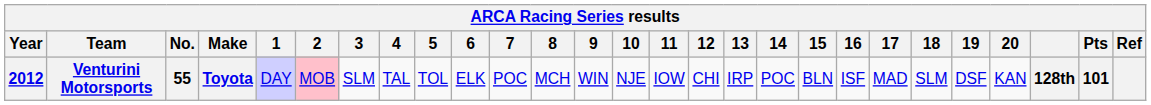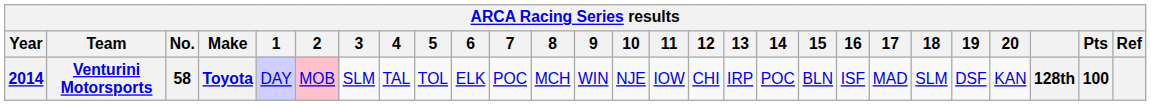(26, 79) 2012 -> (26, 79) 2014
(182, 79) 55 -> (182, 79) 58
(1096, 79) 101 -> (1096, 79) 100
